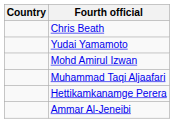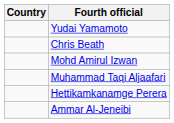rows swapped: (77, 28) <-> (89, 45)
